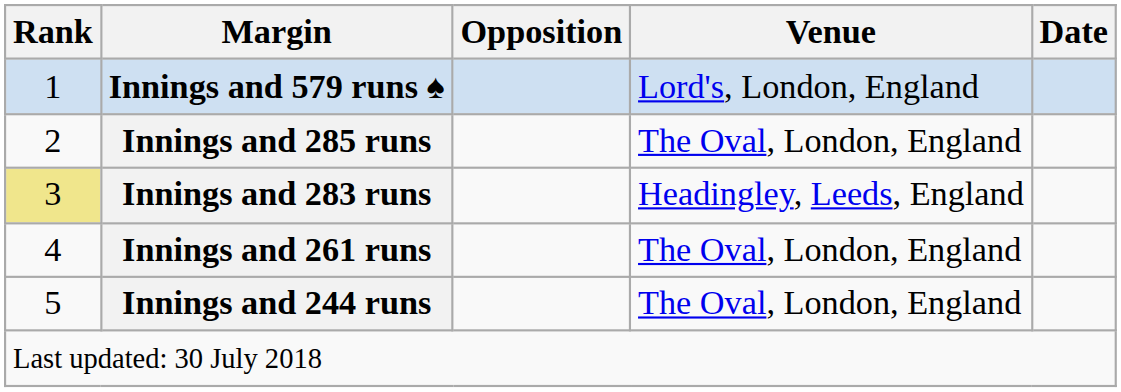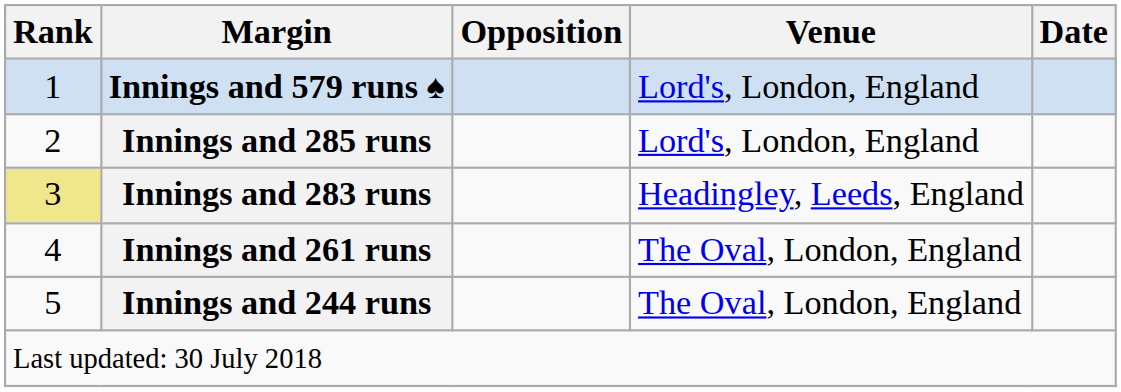(830, 140) The Oval, London, England -> (809, 140) Lord's, London, England
